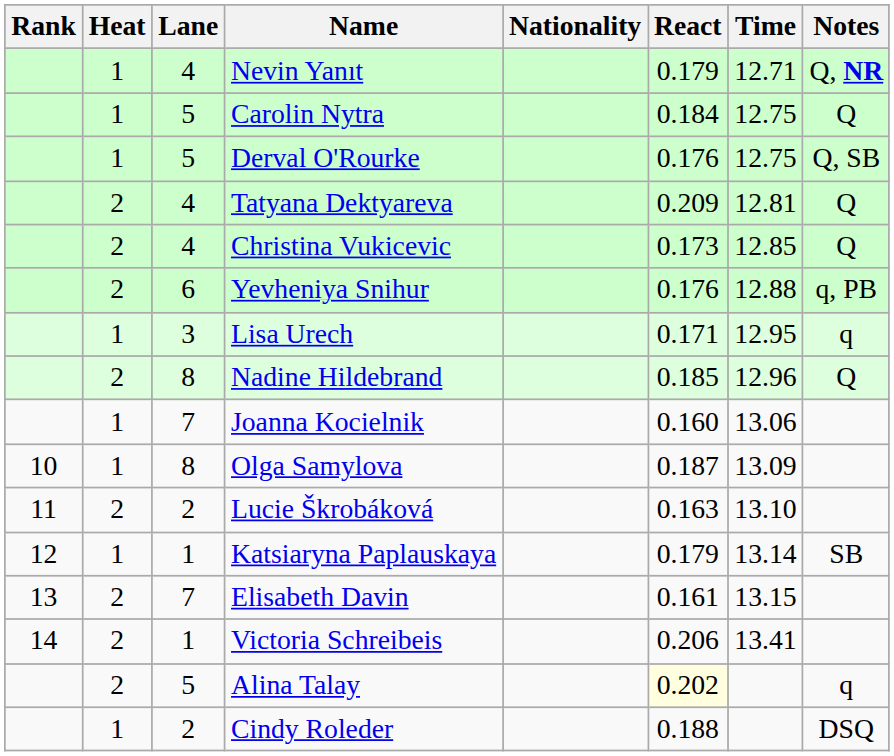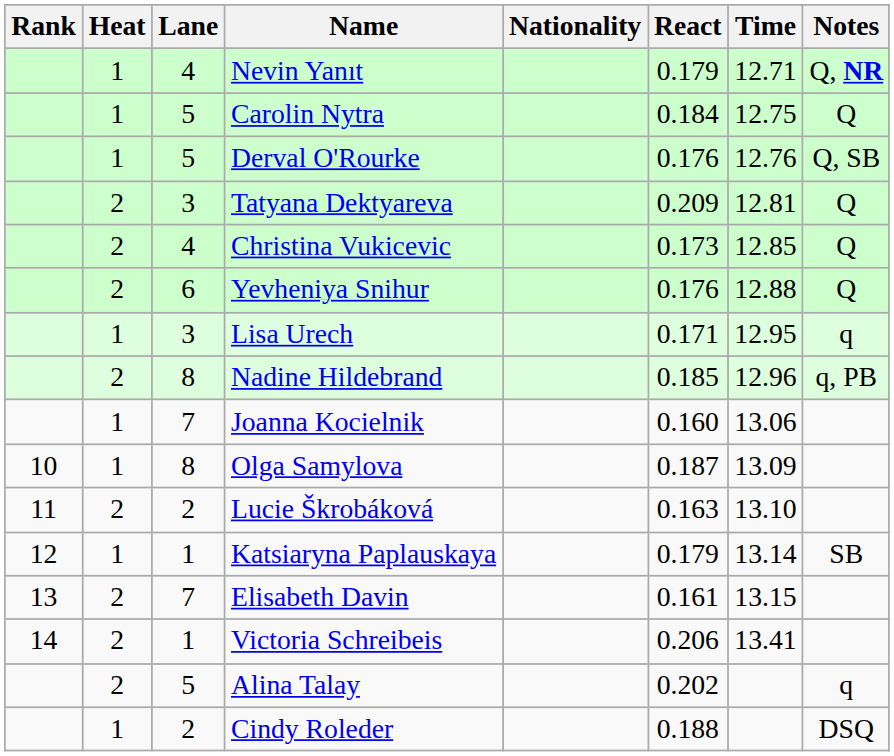(765, 158) 12.75 -> (765, 158) 12.76
(188, 202) 4 -> (188, 202) 3
(846, 289) q, PB -> (846, 289) Q
(846, 377) Q -> (846, 377) q, PB
(688, 684) lightyellow background -> (688, 684) no background
